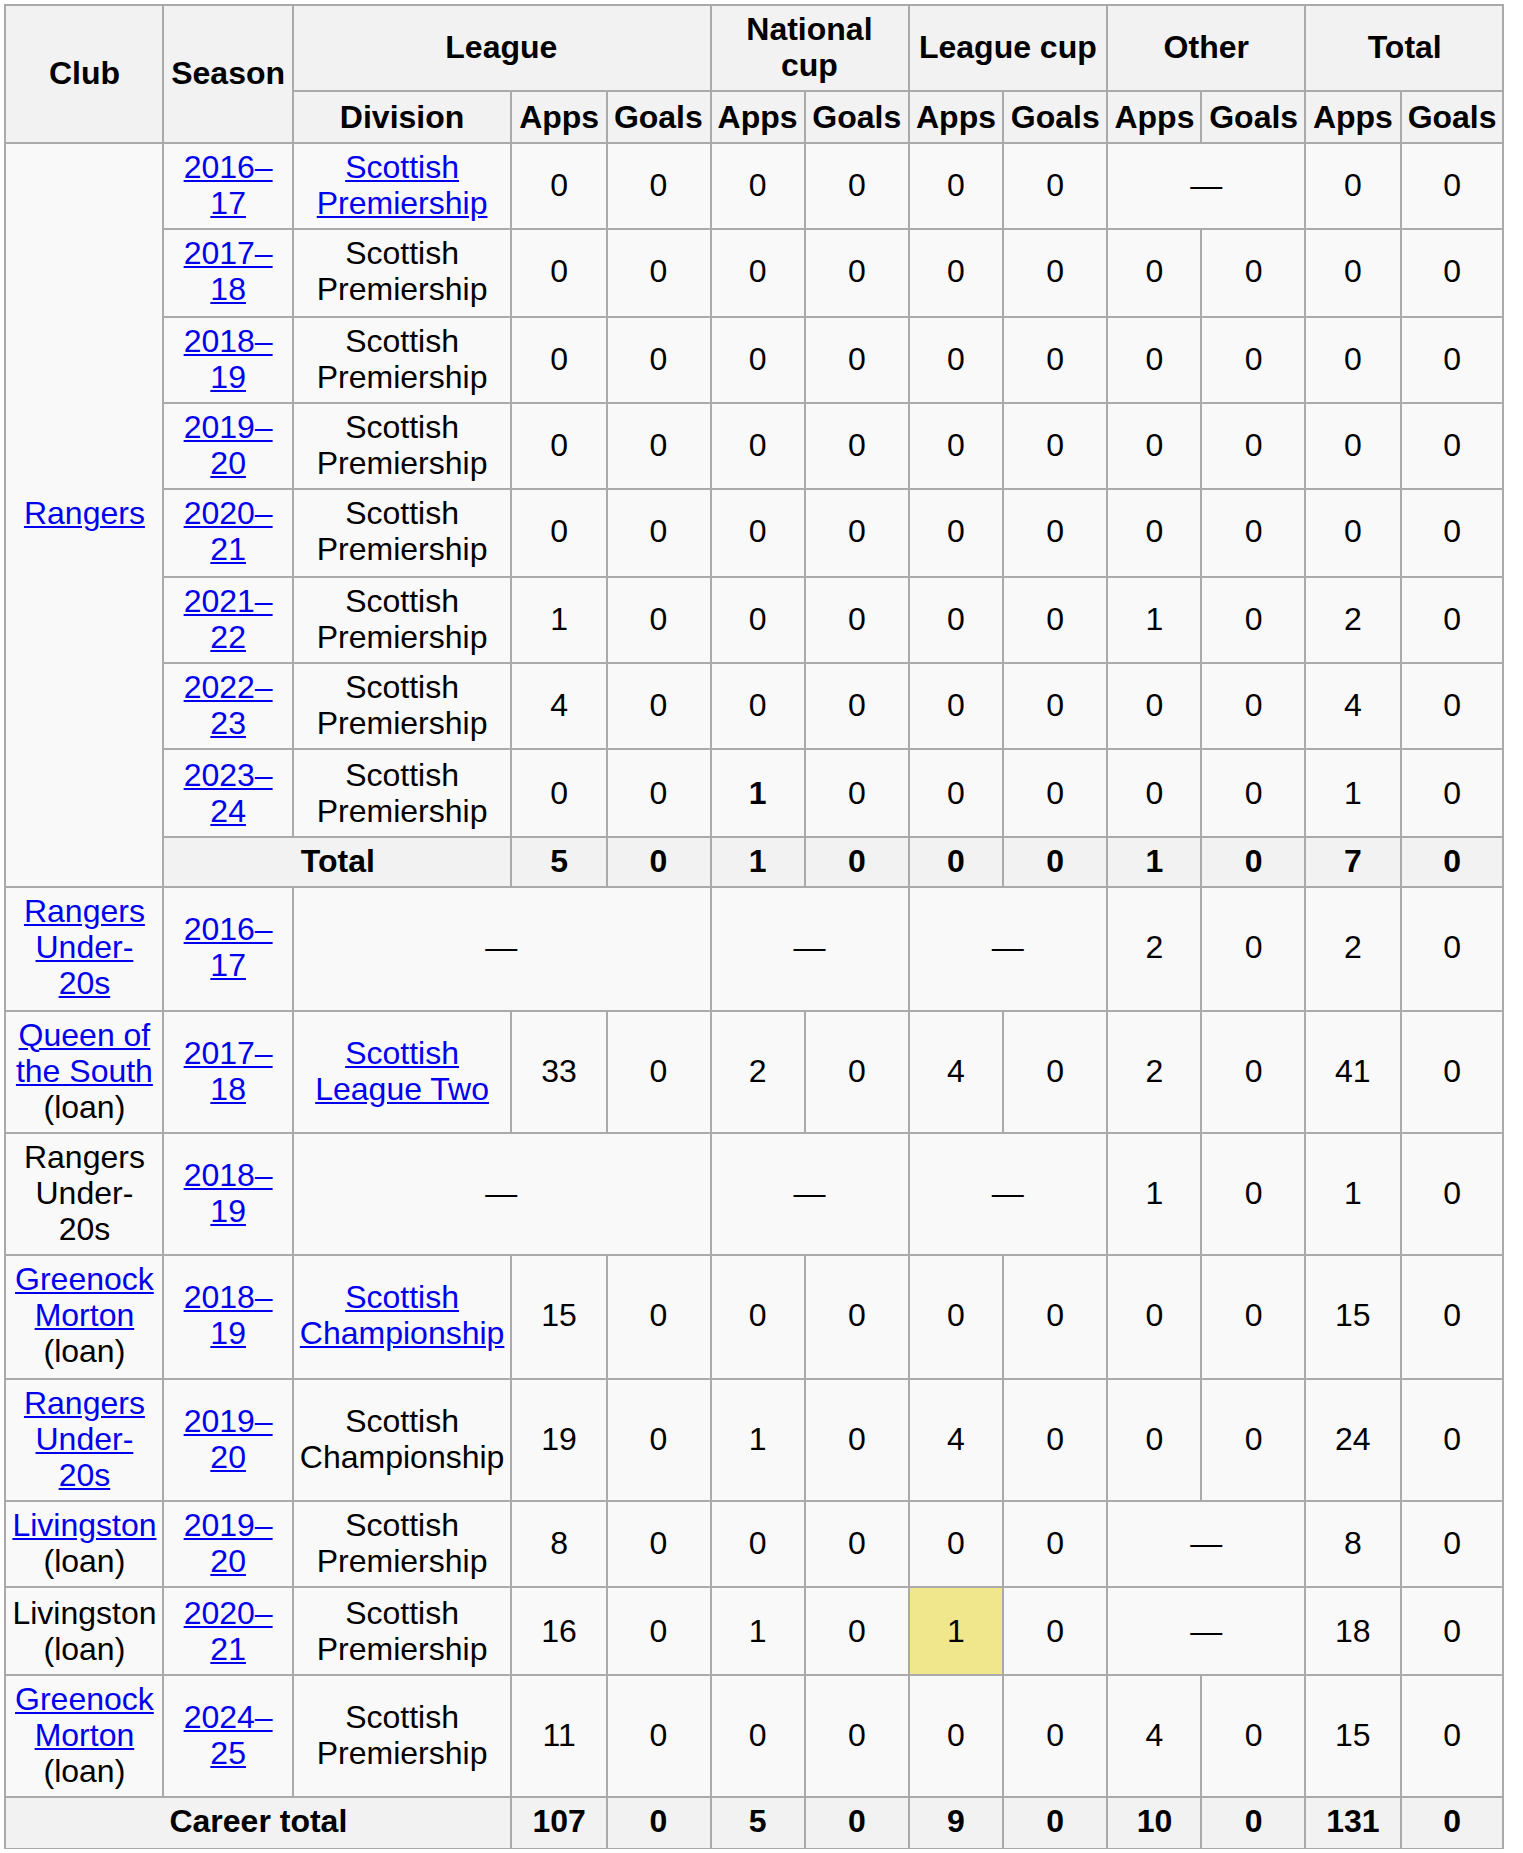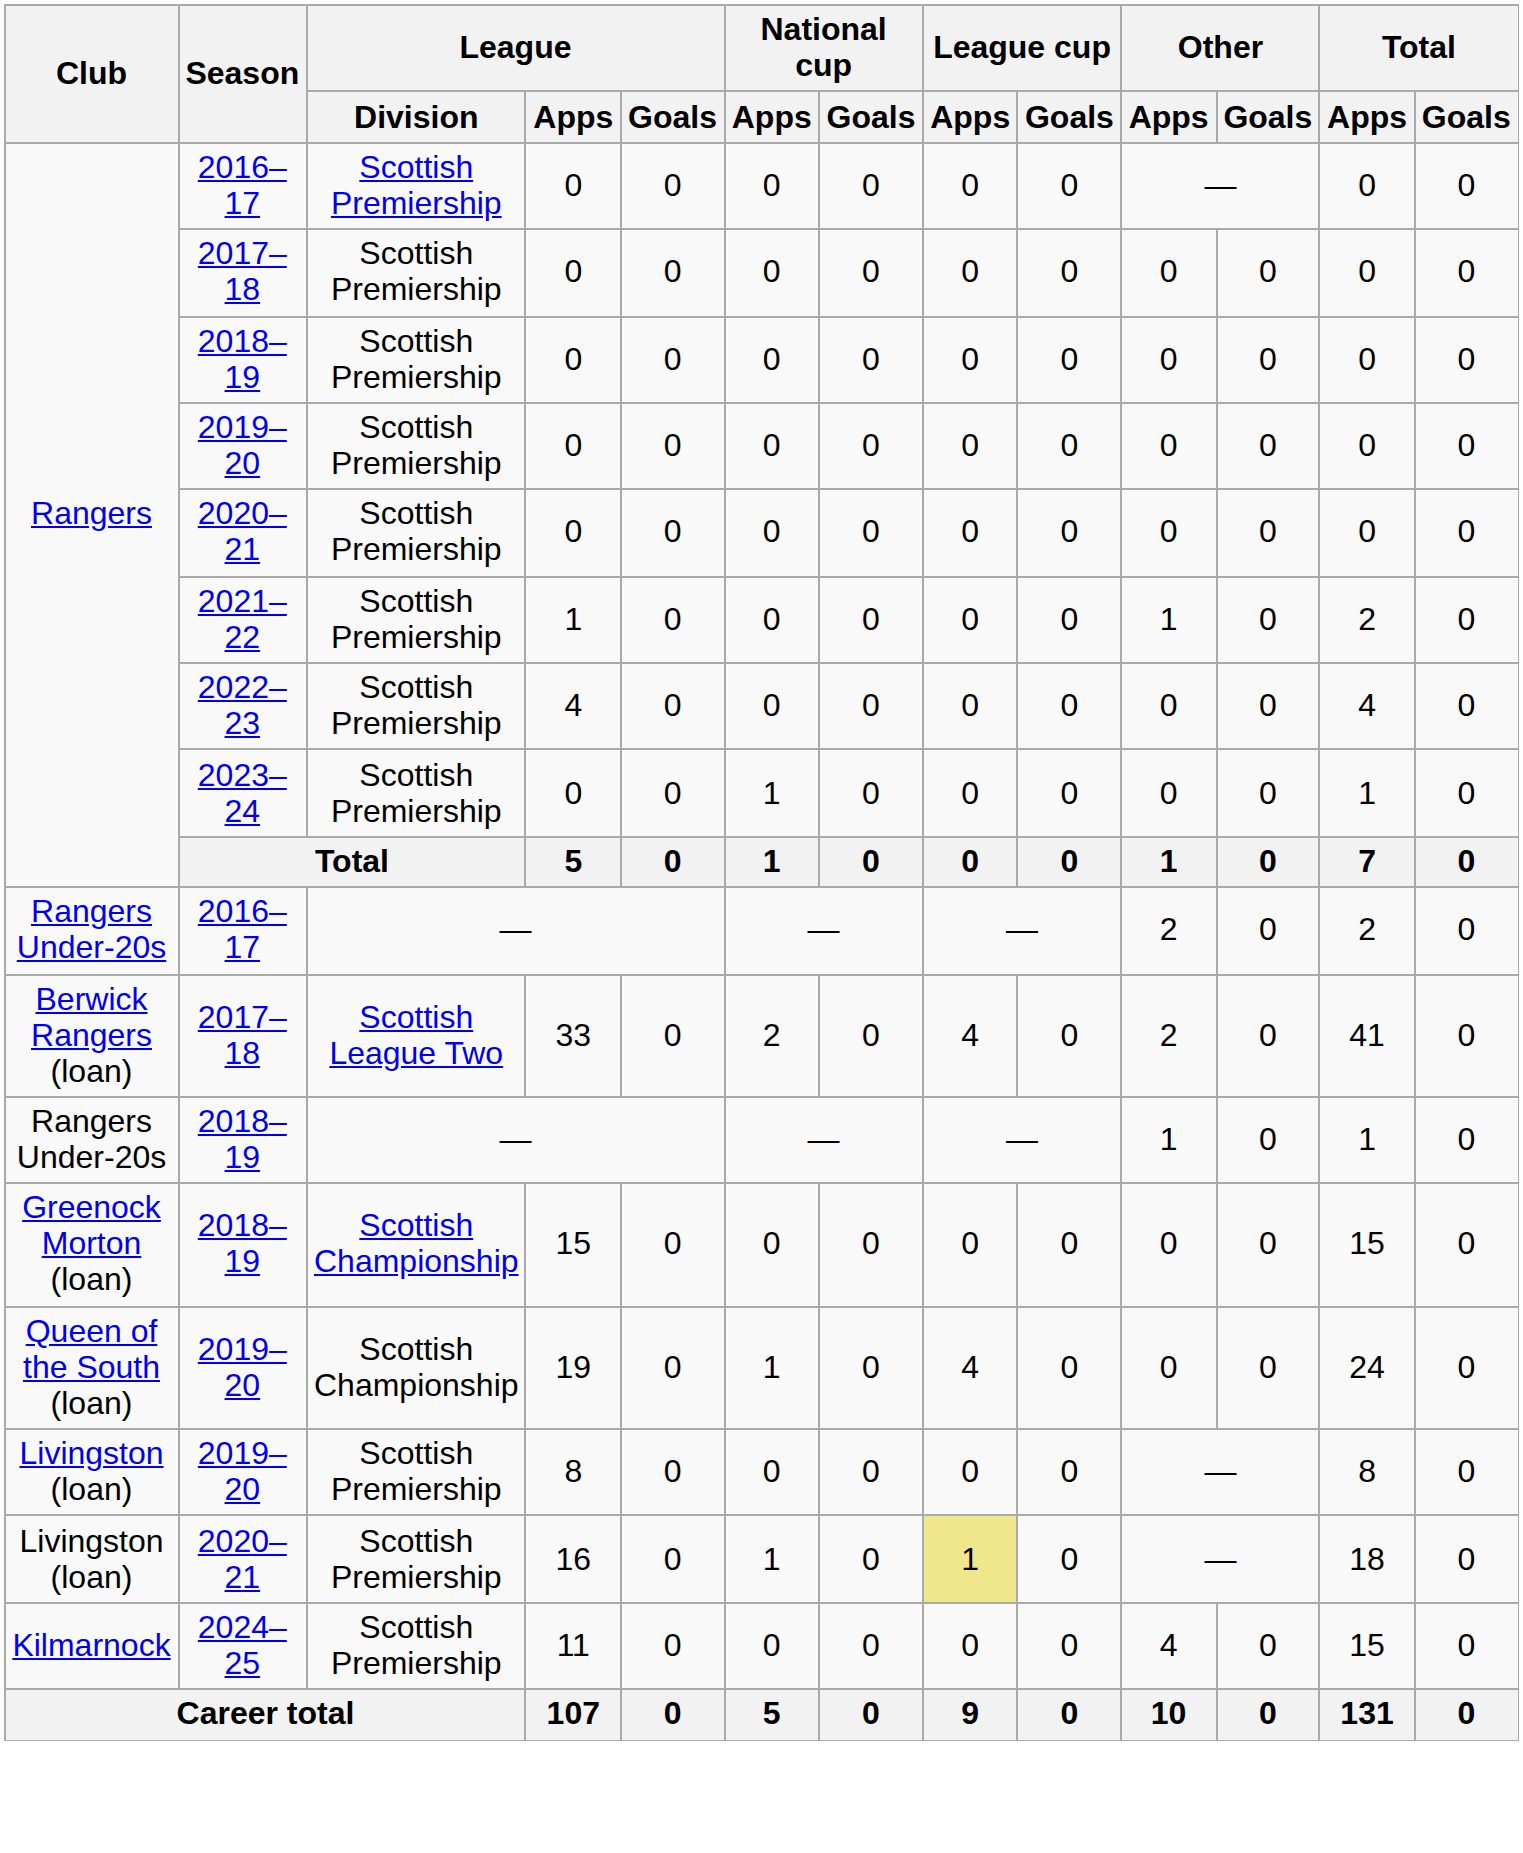(758, 792) bold -> (772, 792) normal
(84, 1070) Queen of the South (loan) -> (92, 1034) Berwick Rangers (loan)
(84, 1439) Rangers Under-20s -> (92, 1367) Queen of the South (loan)
(84, 1735) Greenock Morton (loan) -> (92, 1645) Kilmarnock
